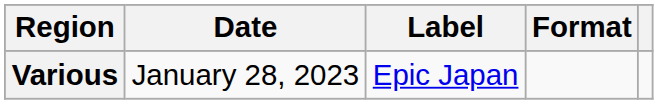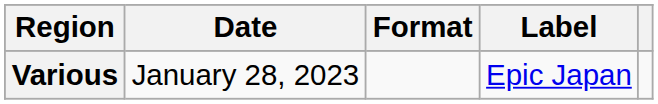columns swapped: (582, 27) <-> (446, 27)
